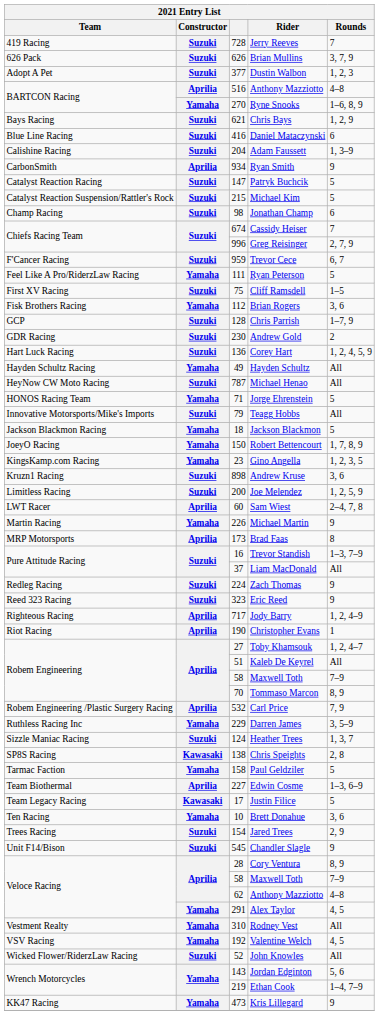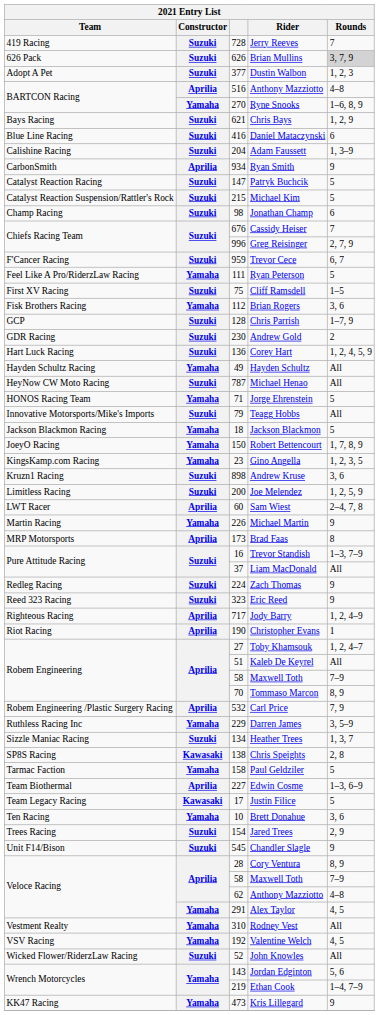(342, 58) no background -> (342, 58) lightgrey background
(239, 228) 674 -> (239, 228) 676
(239, 739) 124 -> (239, 739) 134
